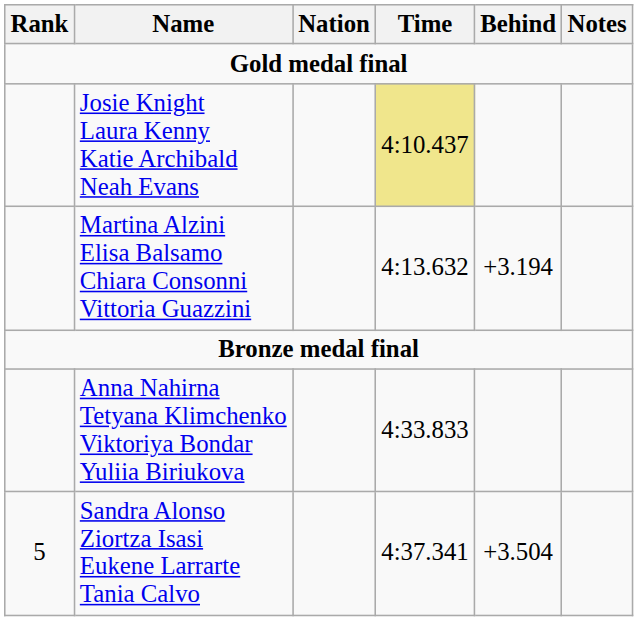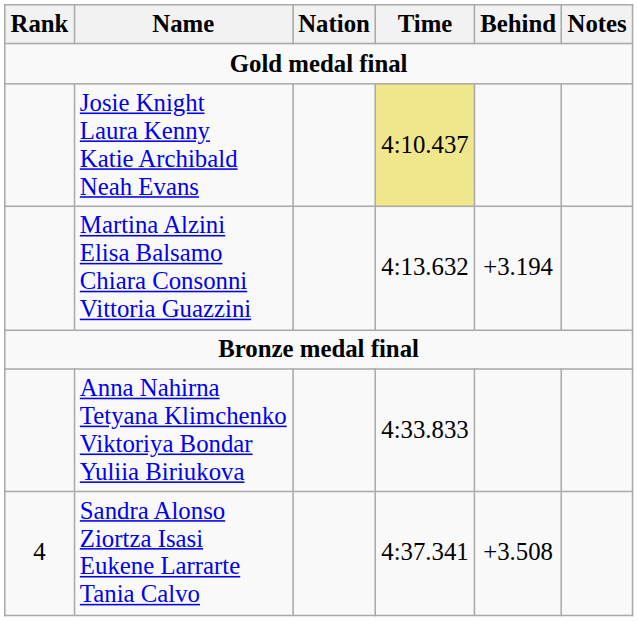(39, 553) 5 -> (39, 553) 4
(518, 553) +3.504 -> (518, 553) +3.508
